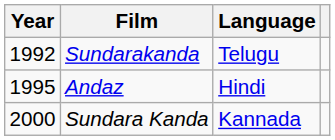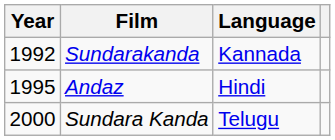(249, 54) Telugu -> (260, 54) Kannada
(260, 119) Kannada -> (249, 119) Telugu
